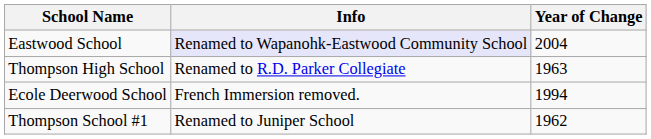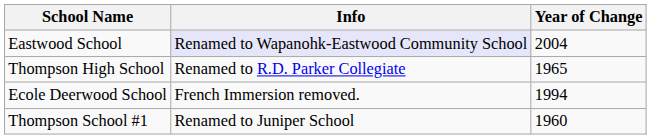(551, 69) 1963 -> (551, 69) 1965
(551, 120) 1962 -> (551, 120) 1960
